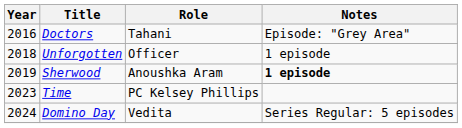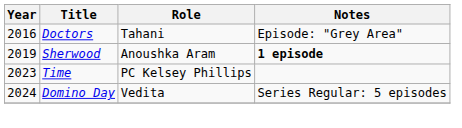- row: (82, 54)
